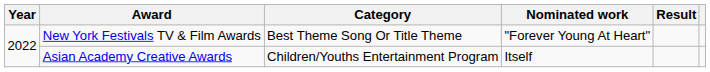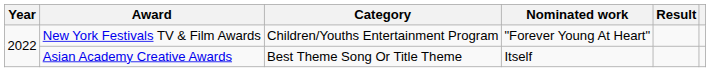(364, 35) Best Theme Song Or Title Theme -> (383, 35) Children/Youths Entertainment Program
(383, 56) Children/Youths Entertainment Program -> (364, 56) Best Theme Song Or Title Theme
